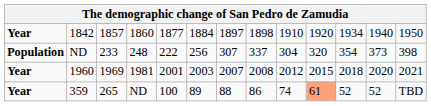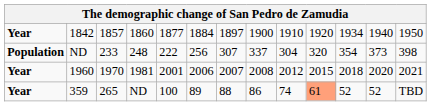(261, 33) 1898 -> (261, 33) 1900
(112, 71) 1969 -> (112, 71) 1970
(201, 71) 2003 -> (201, 71) 2006
